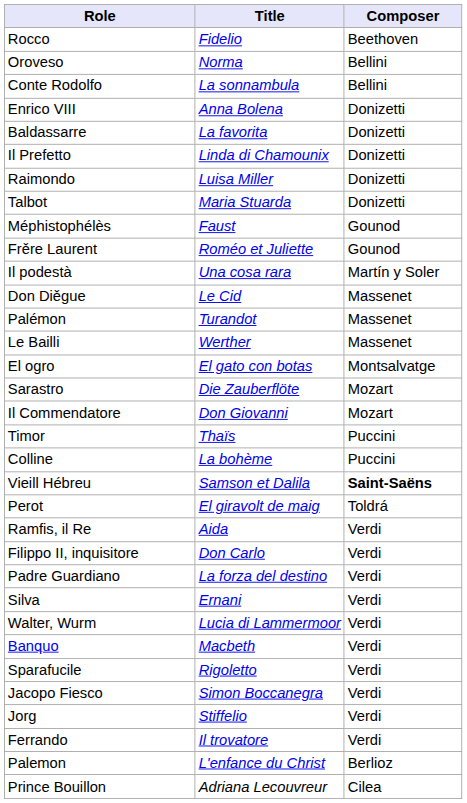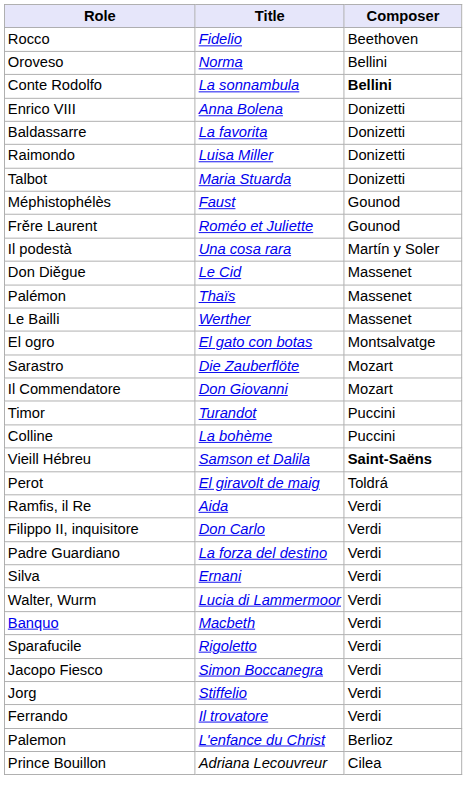(367, 86) normal -> (370, 86) bold
- row: (39, 156)
(228, 319) Turandot -> (217, 296) Thaïs
(217, 436) Thaïs -> (228, 413) Turandot
